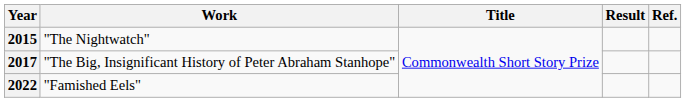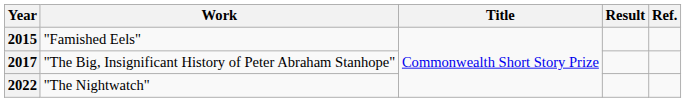(97, 39) "The Nightwatch" -> (92, 39) "Famished Eels"
(92, 85) "Famished Eels" -> (97, 85) "The Nightwatch"
